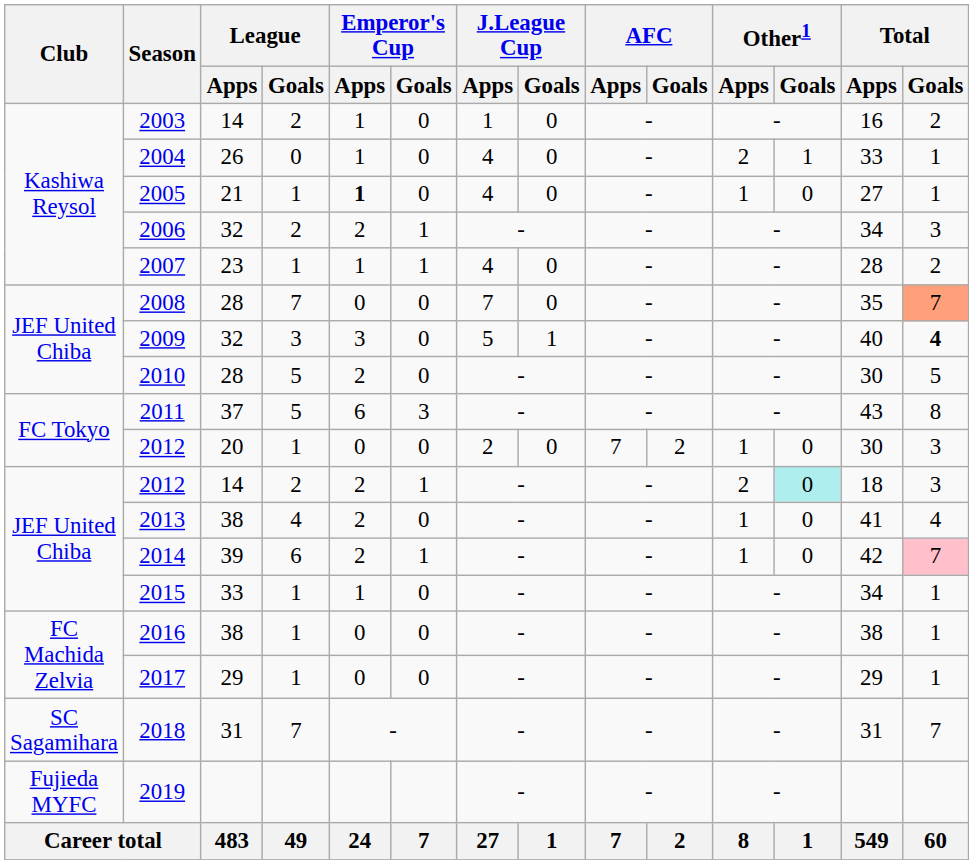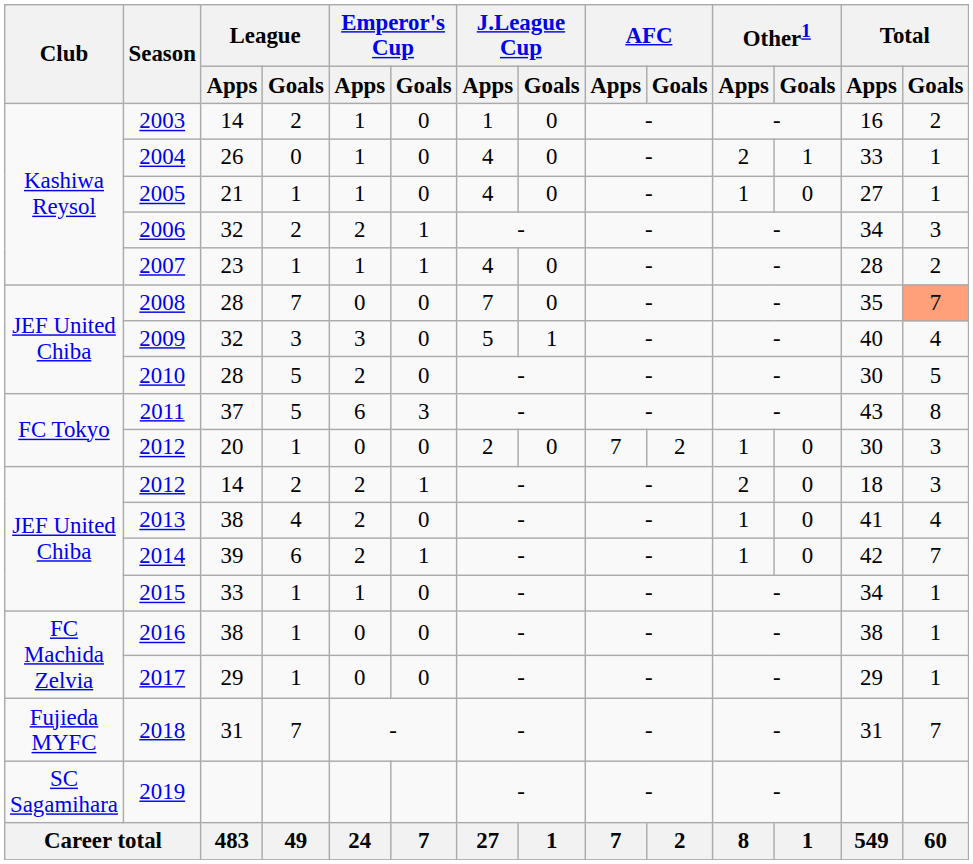(360, 193) bold -> (360, 193) normal
(935, 338) bold -> (935, 338) normal
(808, 483) paleturquoise background -> (808, 483) no background
(935, 556) pink background -> (935, 556) no background
(64, 729) SC Sagamihara -> (64, 729) Fujieda MYFC
(64, 791) Fujieda MYFC -> (64, 791) SC Sagamihara
